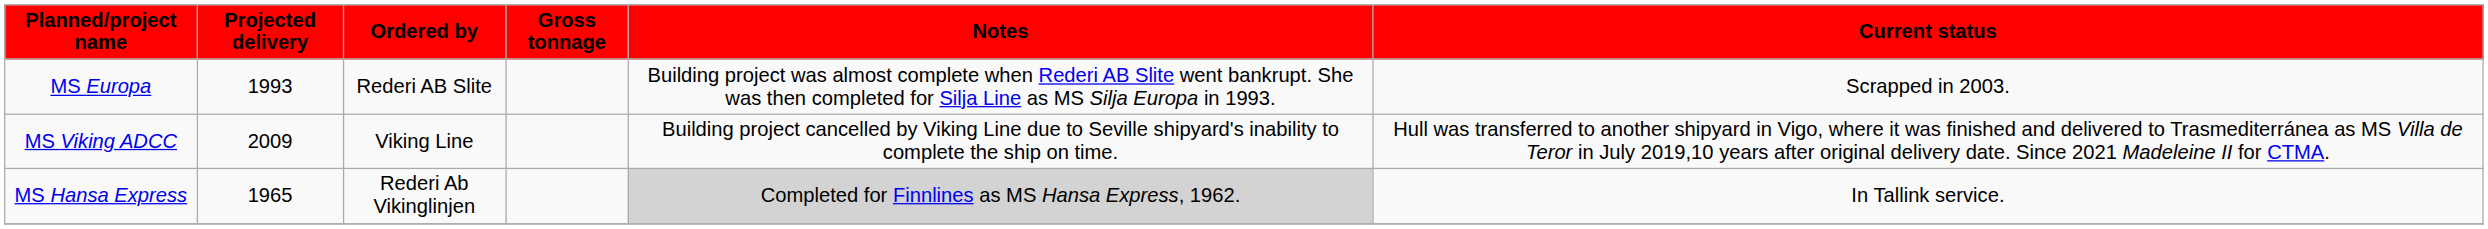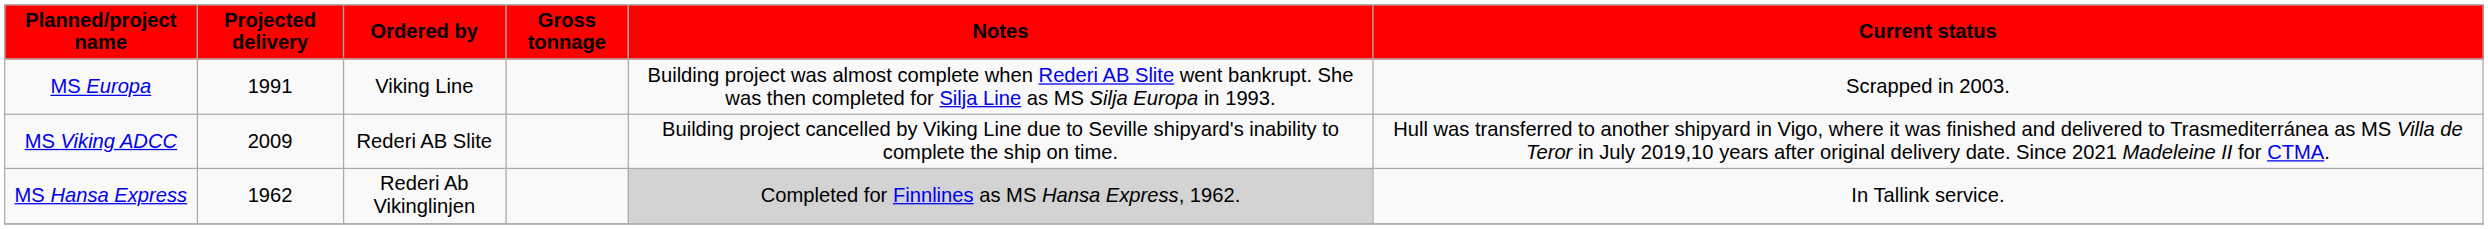(270, 86) 1993 -> (270, 86) 1991
(424, 86) Rederi AB Slite -> (424, 86) Viking Line
(424, 141) Viking Line -> (424, 141) Rederi AB Slite
(270, 195) 1965 -> (270, 195) 1962
